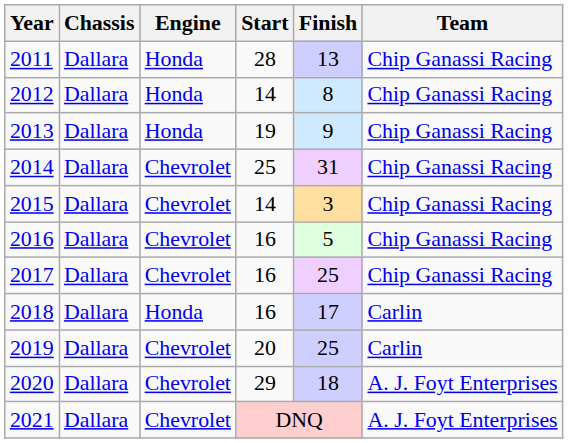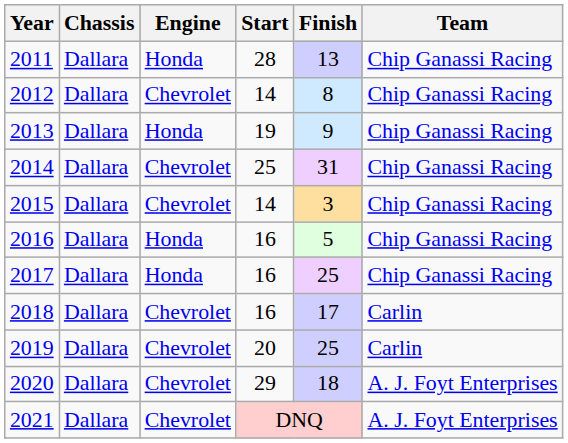(174, 95) Honda -> (188, 95) Chevrolet
(188, 239) Chevrolet -> (174, 239) Honda
(188, 275) Chevrolet -> (174, 275) Honda
(174, 311) Honda -> (188, 311) Chevrolet
